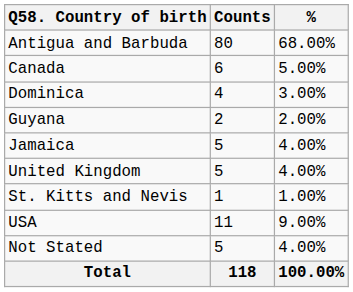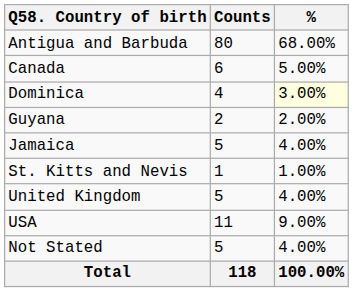(302, 94) no background -> (302, 94) lightyellow background
rows swapped: (98, 197) <-> (74, 171)
